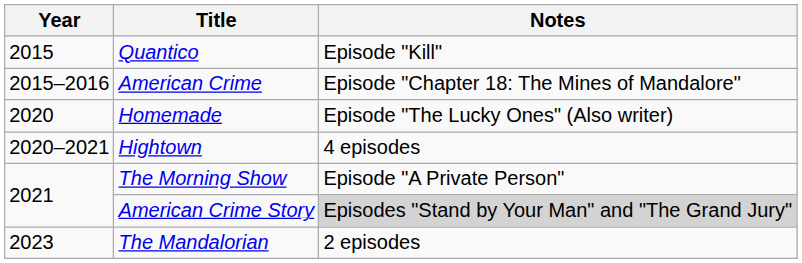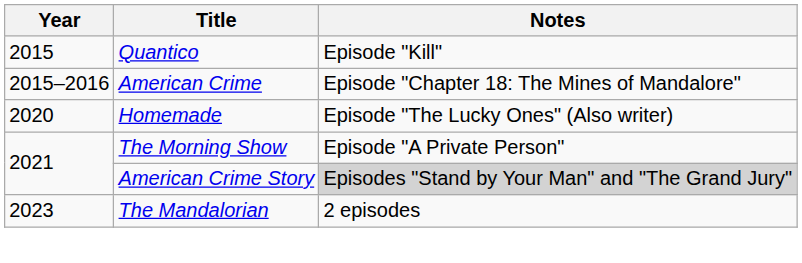- row: (160, 147)
